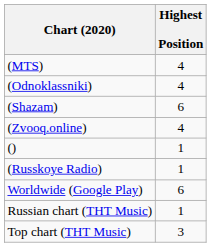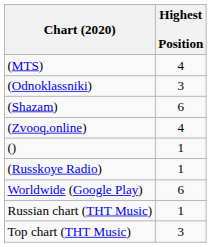(181, 86) 4 -> (181, 86) 3
